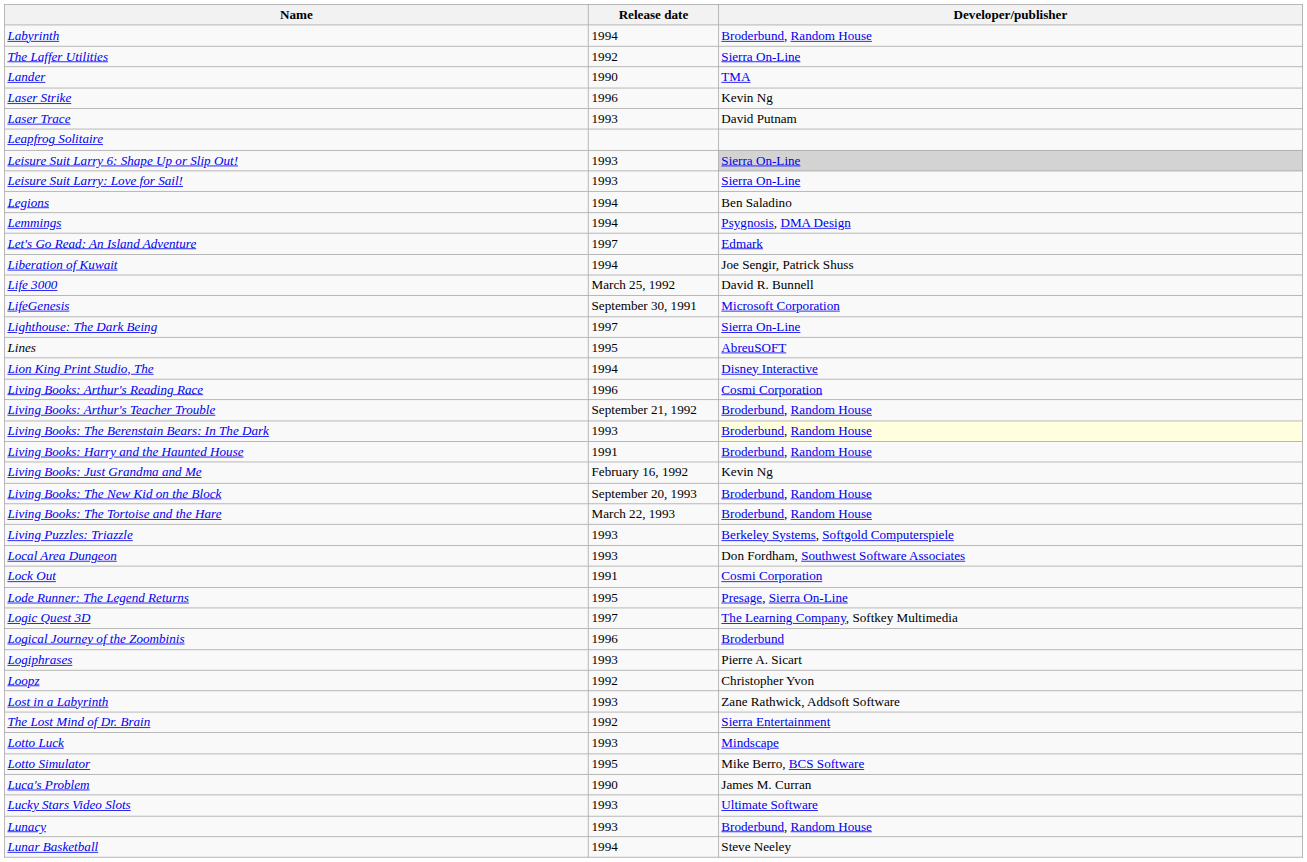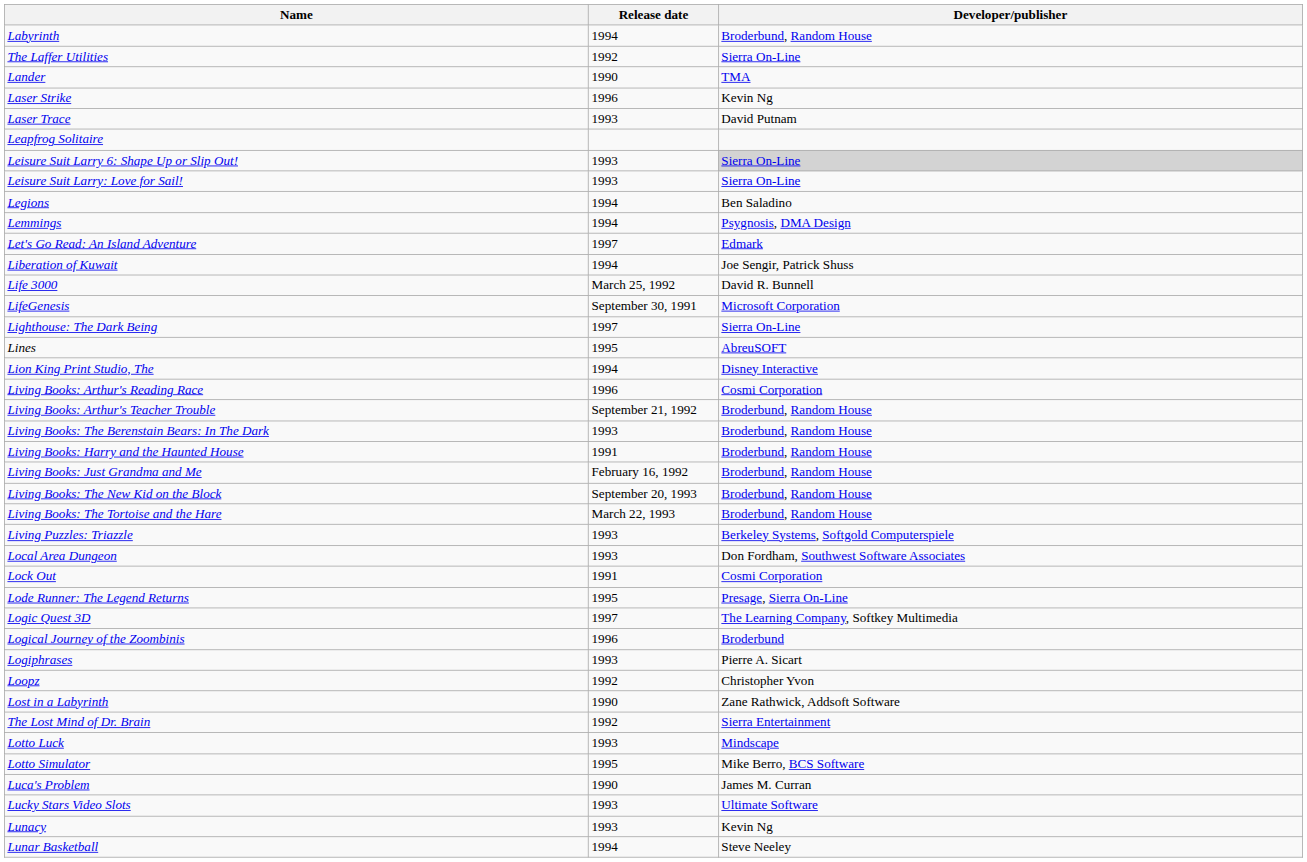(797, 431) lightyellow background -> (797, 431) no background
(747, 472) Kevin Ng -> (797, 472) Broderbund, Random House
(605, 701) 1993 -> (605, 701) 1990
(797, 826) Broderbund, Random House -> (747, 826) Kevin Ng
